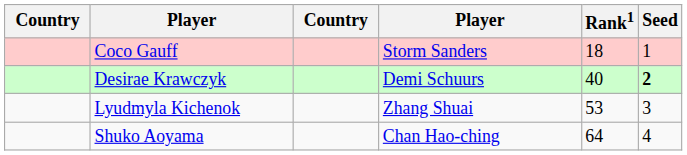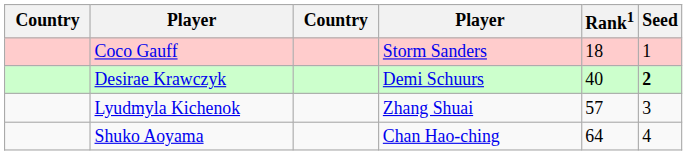(594, 107) 53 -> (594, 107) 57
